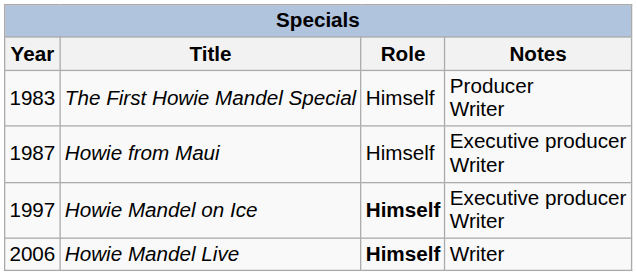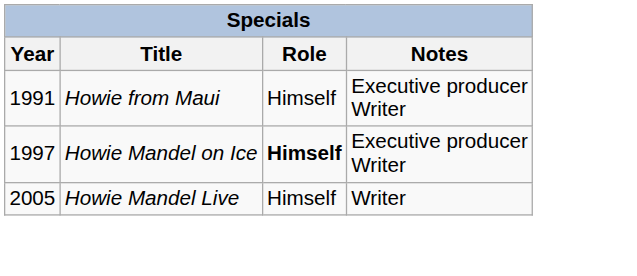- row: (211, 97)
(32, 153) 1987 -> (32, 97) 1991
(32, 254) 2006 -> (32, 198) 2005
(403, 254) bold -> (302, 198) normal
